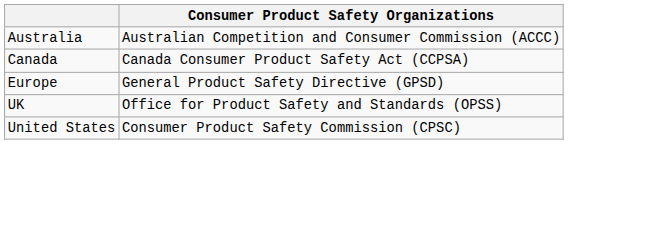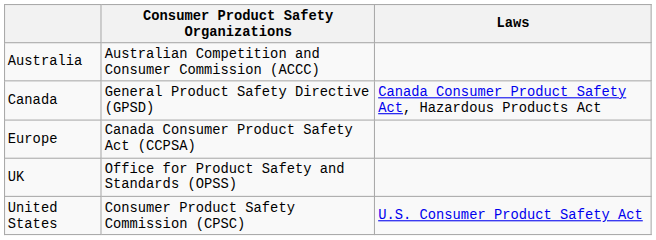+ column: (513, 24)
(296, 61) Canada Consumer Product Safety Act (CCPSA) -> (237, 100) General Product Safety Directive (GPSD)
(283, 83) General Product Safety Directive (GPSD) -> (229, 139) Canada Consumer Product Safety Act (CCPSA)
